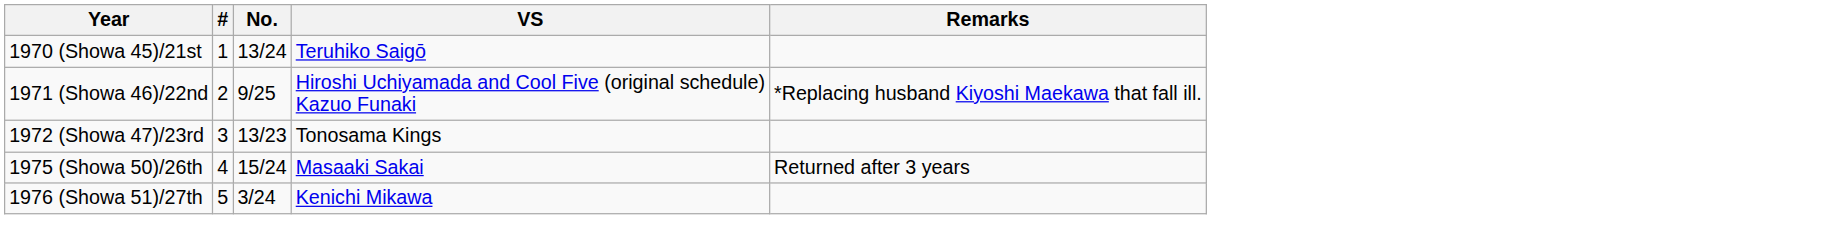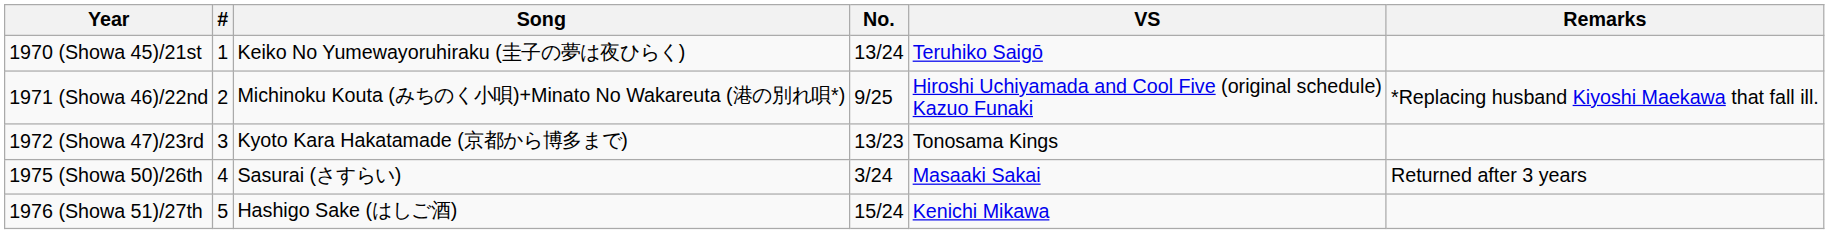+ column: (541, 20)
(262, 167) 15/24 -> (873, 176) 3/24
(257, 198) 3/24 -> (879, 211) 15/24
